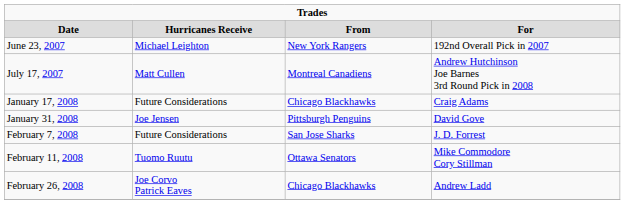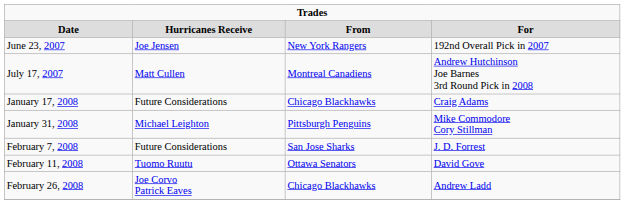(172, 45) Michael Leighton -> (157, 45) Joe Jensen
(157, 118) Joe Jensen -> (172, 124) Michael Leighton
(459, 118) David Gove -> (472, 124) Mike Commodore Cory Stillman
(472, 157) Mike Commodore Cory Stillman -> (459, 163) David Gove
